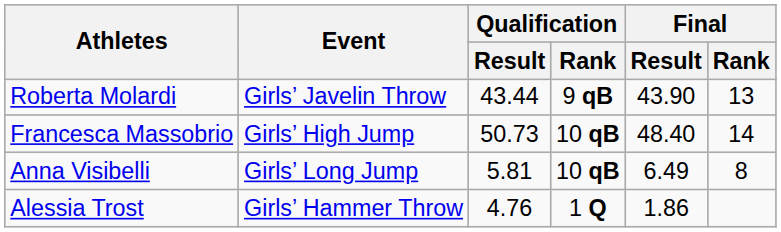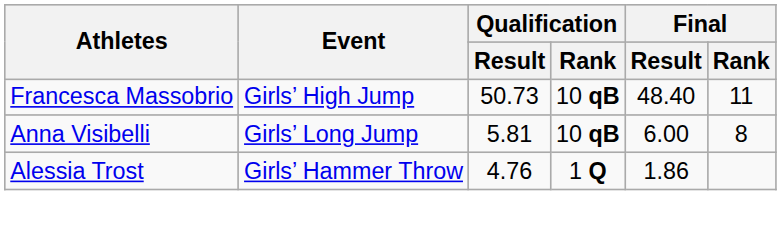- row: (93, 97)
(741, 134) 14 -> (741, 97) 11
(666, 171) 6.49 -> (666, 134) 6.00
